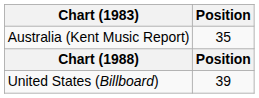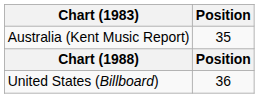(223, 81) 39 -> (223, 81) 36
